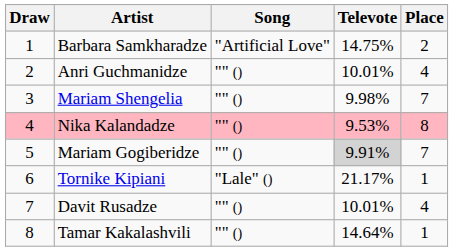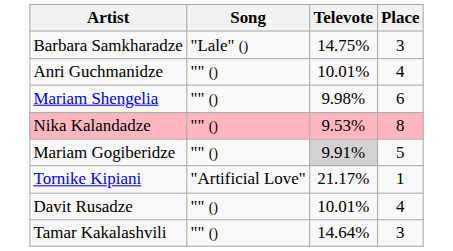- column: (30, 17)
(272, 44) "Artificial Love" -> (219, 44) "Lale" ()
(424, 44) 2 -> (400, 44) 3
(424, 98) 7 -> (400, 98) 6
(424, 152) 7 -> (400, 152) 5
(244, 179) "Lale" () -> (248, 179) "Artificial Love"
(424, 233) 1 -> (400, 233) 3
